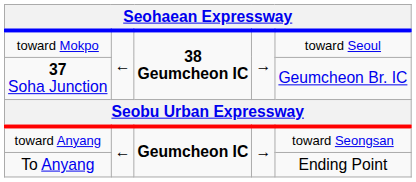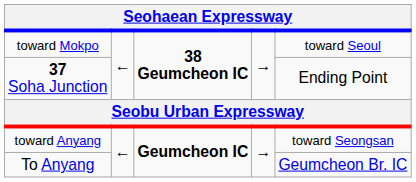(343, 78) Geumcheon Br. IC -> (343, 78) Ending Point
(343, 164) Ending Point -> (343, 164) Geumcheon Br. IC
